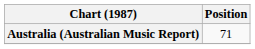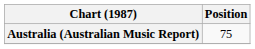(226, 33) 71 -> (226, 33) 75
